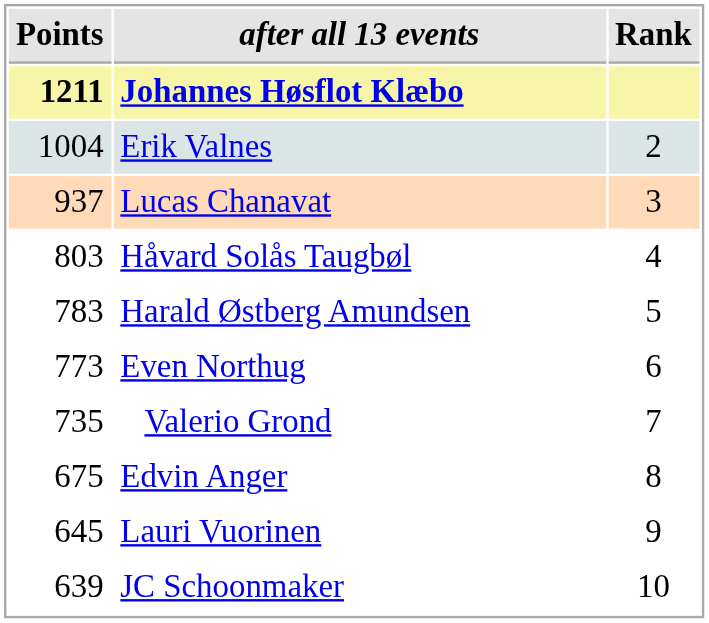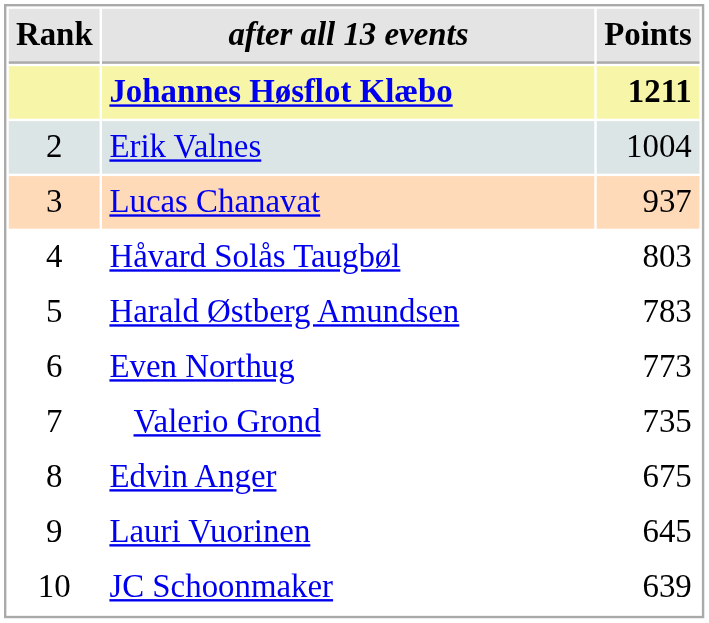columns swapped: (653, 34) <-> (60, 34)
